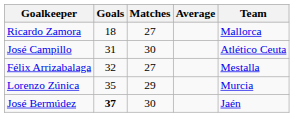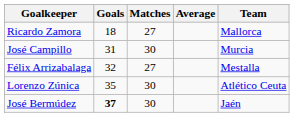(253, 49) Atlético Ceuta -> (237, 49) Murcia
(150, 85) 29 -> (150, 85) 30
(237, 85) Murcia -> (253, 85) Atlético Ceuta
